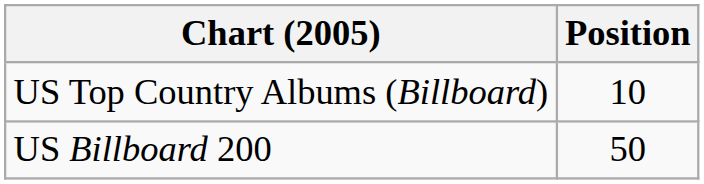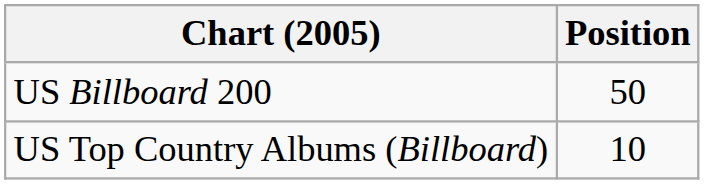rows swapped: (143, 149) <-> (281, 91)
